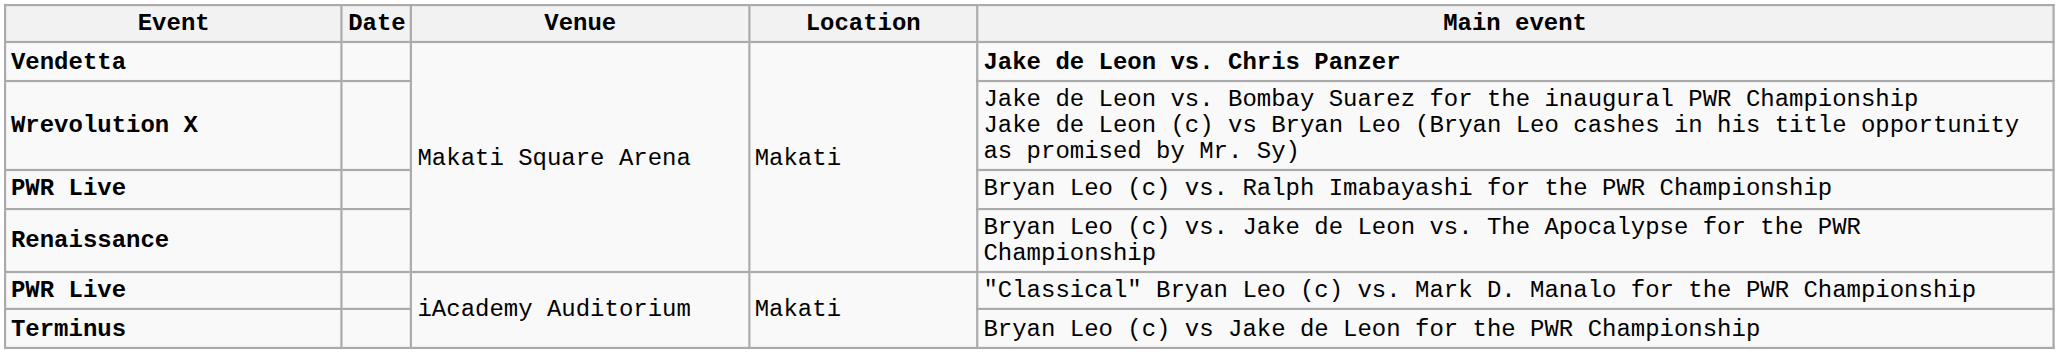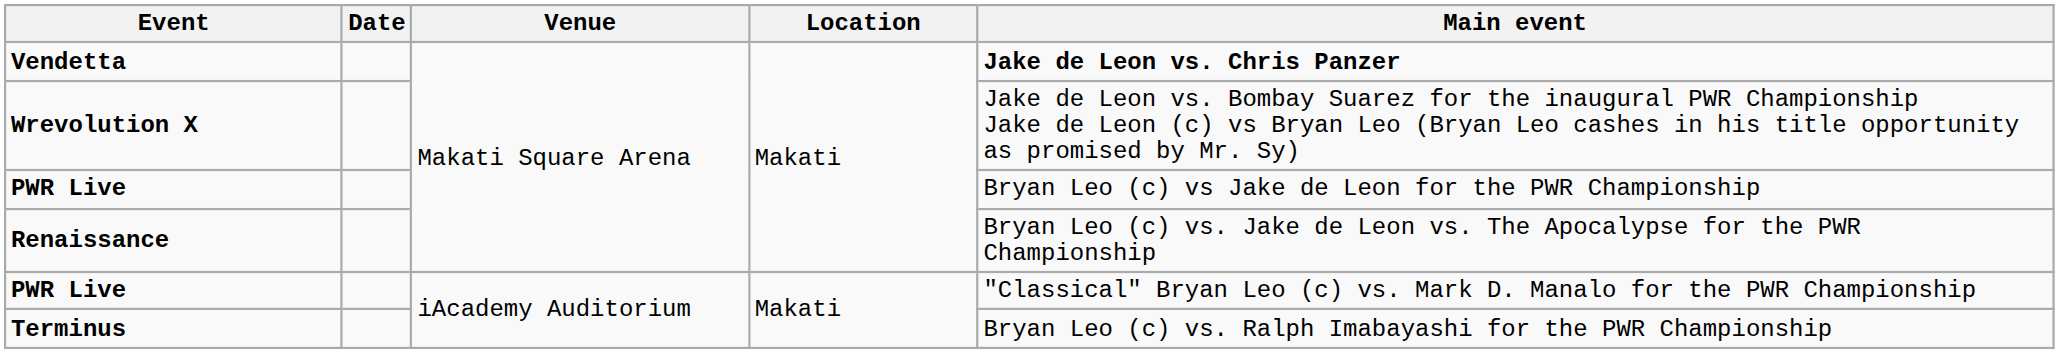(1408, 189) Bryan Leo (c) vs. Ralph Imabayashi for the PWR Championship -> (1372, 189) Bryan Leo (c) vs Jake de Leon for the PWR Championship
(1372, 329) Bryan Leo (c) vs Jake de Leon for the PWR Championship -> (1408, 329) Bryan Leo (c) vs. Ralph Imabayashi for the PWR Championship
